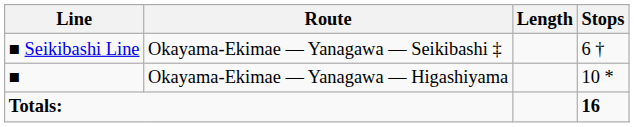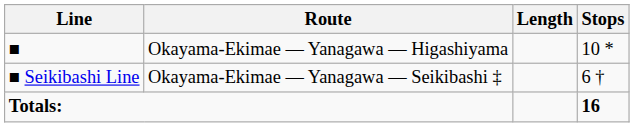rows swapped: (14, 77) <-> (74, 48)
